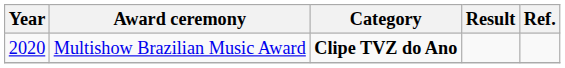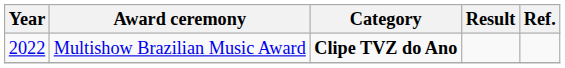(27, 47) 2020 -> (27, 47) 2022
